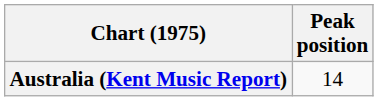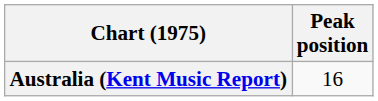(333, 78) 14 -> (333, 78) 16
